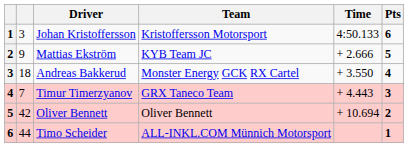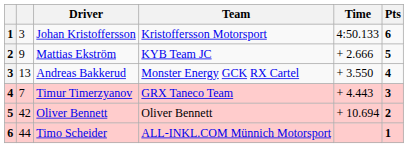(25, 73) 18 -> (25, 73) 13
